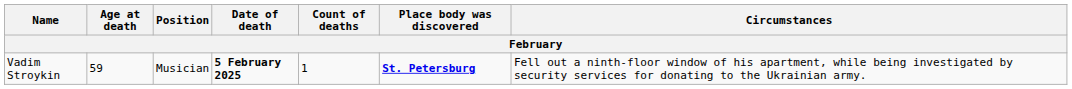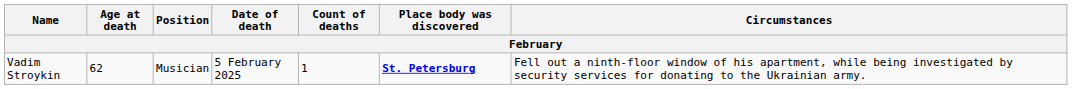(96, 69) 59 -> (96, 69) 62
(248, 69) bold -> (248, 69) normal
